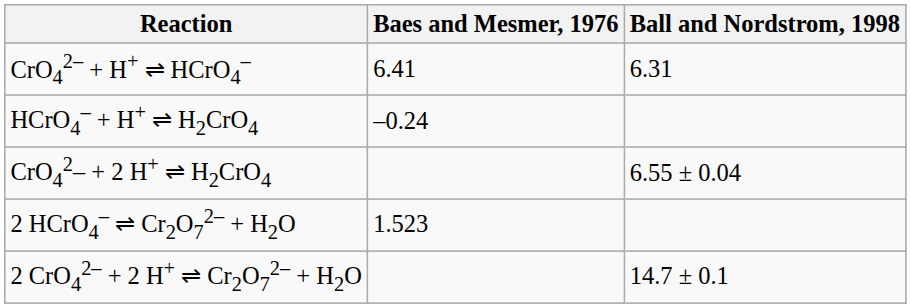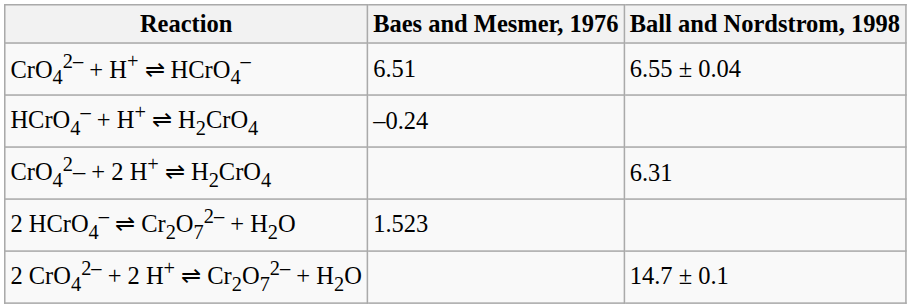(395, 69) 6.41 -> (395, 69) 6.51
(651, 69) 6.31 -> (685, 69) 6.55 ± 0.04
(685, 172) 6.55 ± 0.04 -> (651, 172) 6.31
